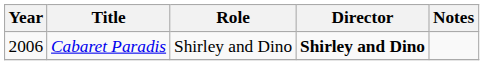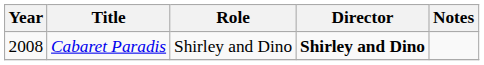(26, 45) 2006 -> (26, 45) 2008
